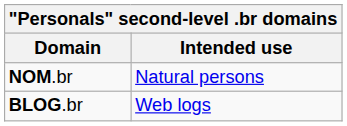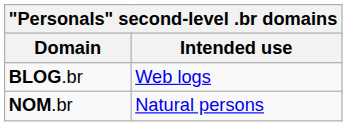rows swapped: (46, 105) <-> (41, 76)
